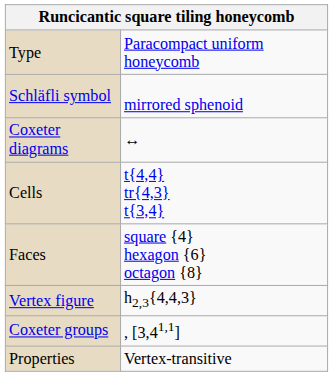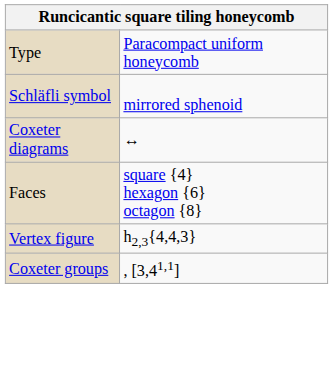- row: (26, 192)
- row: (42, 358)
